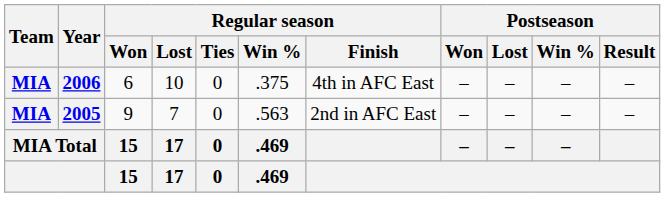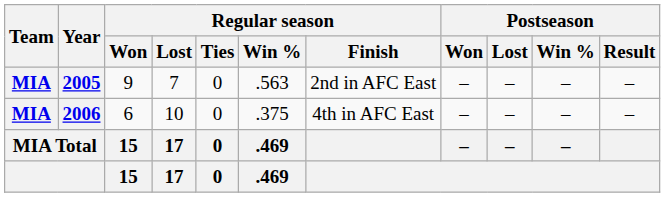rows swapped: (82, 114) <-> (82, 83)
